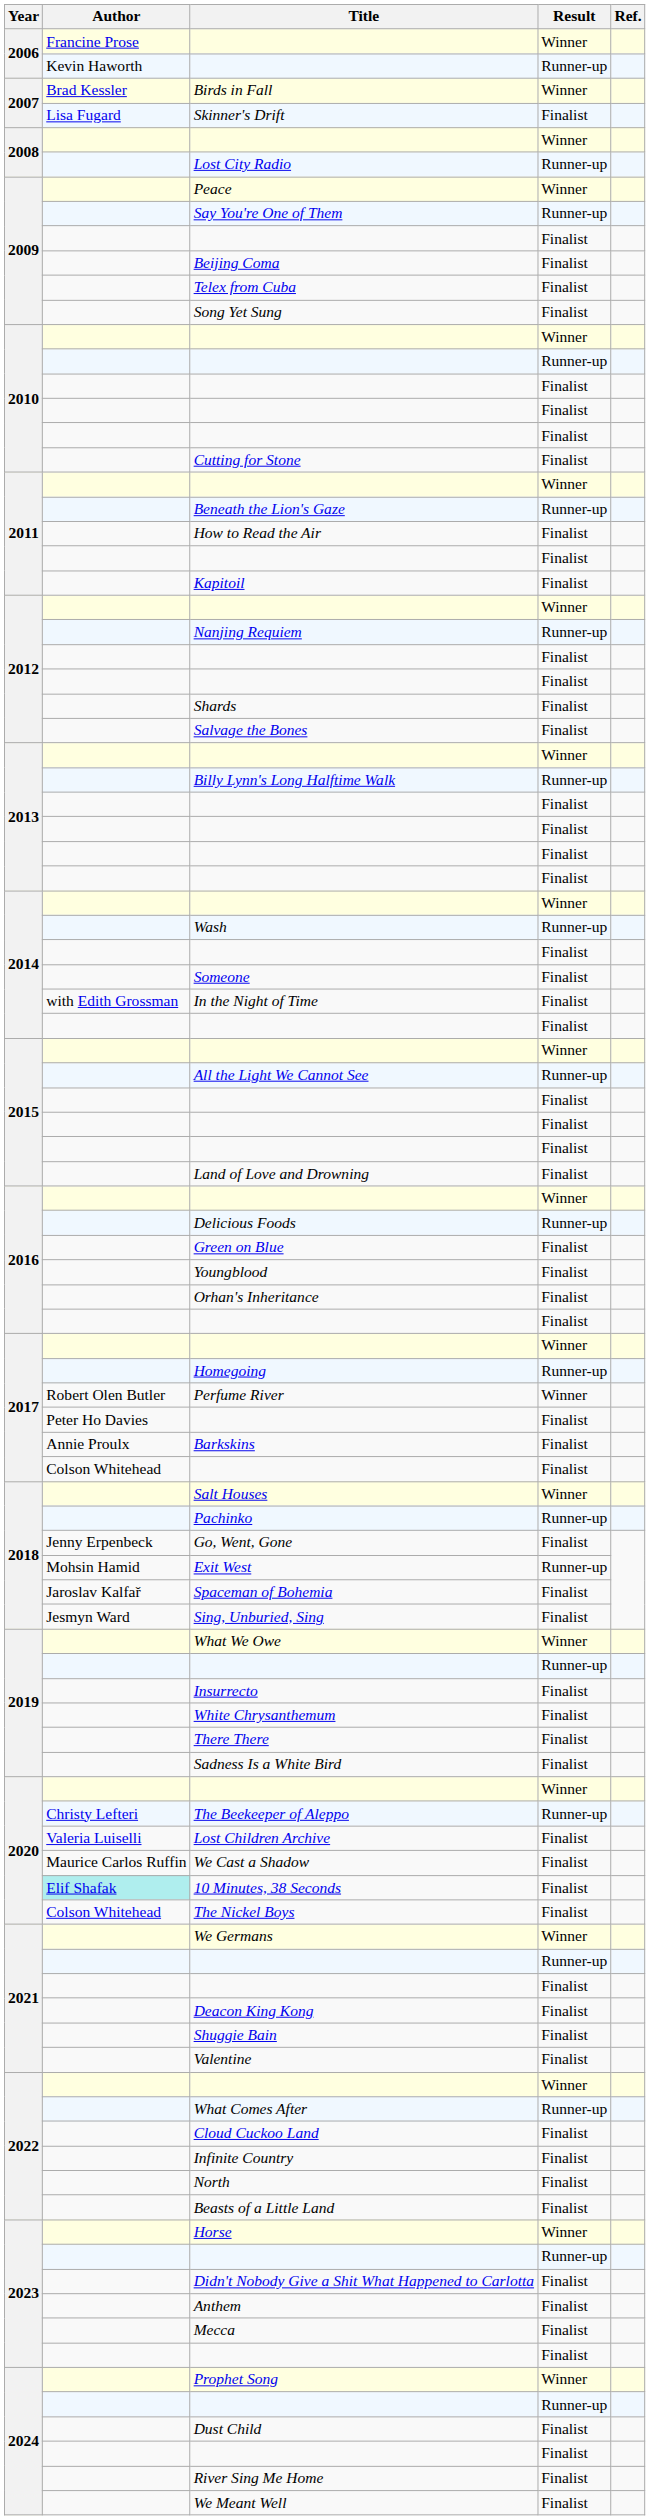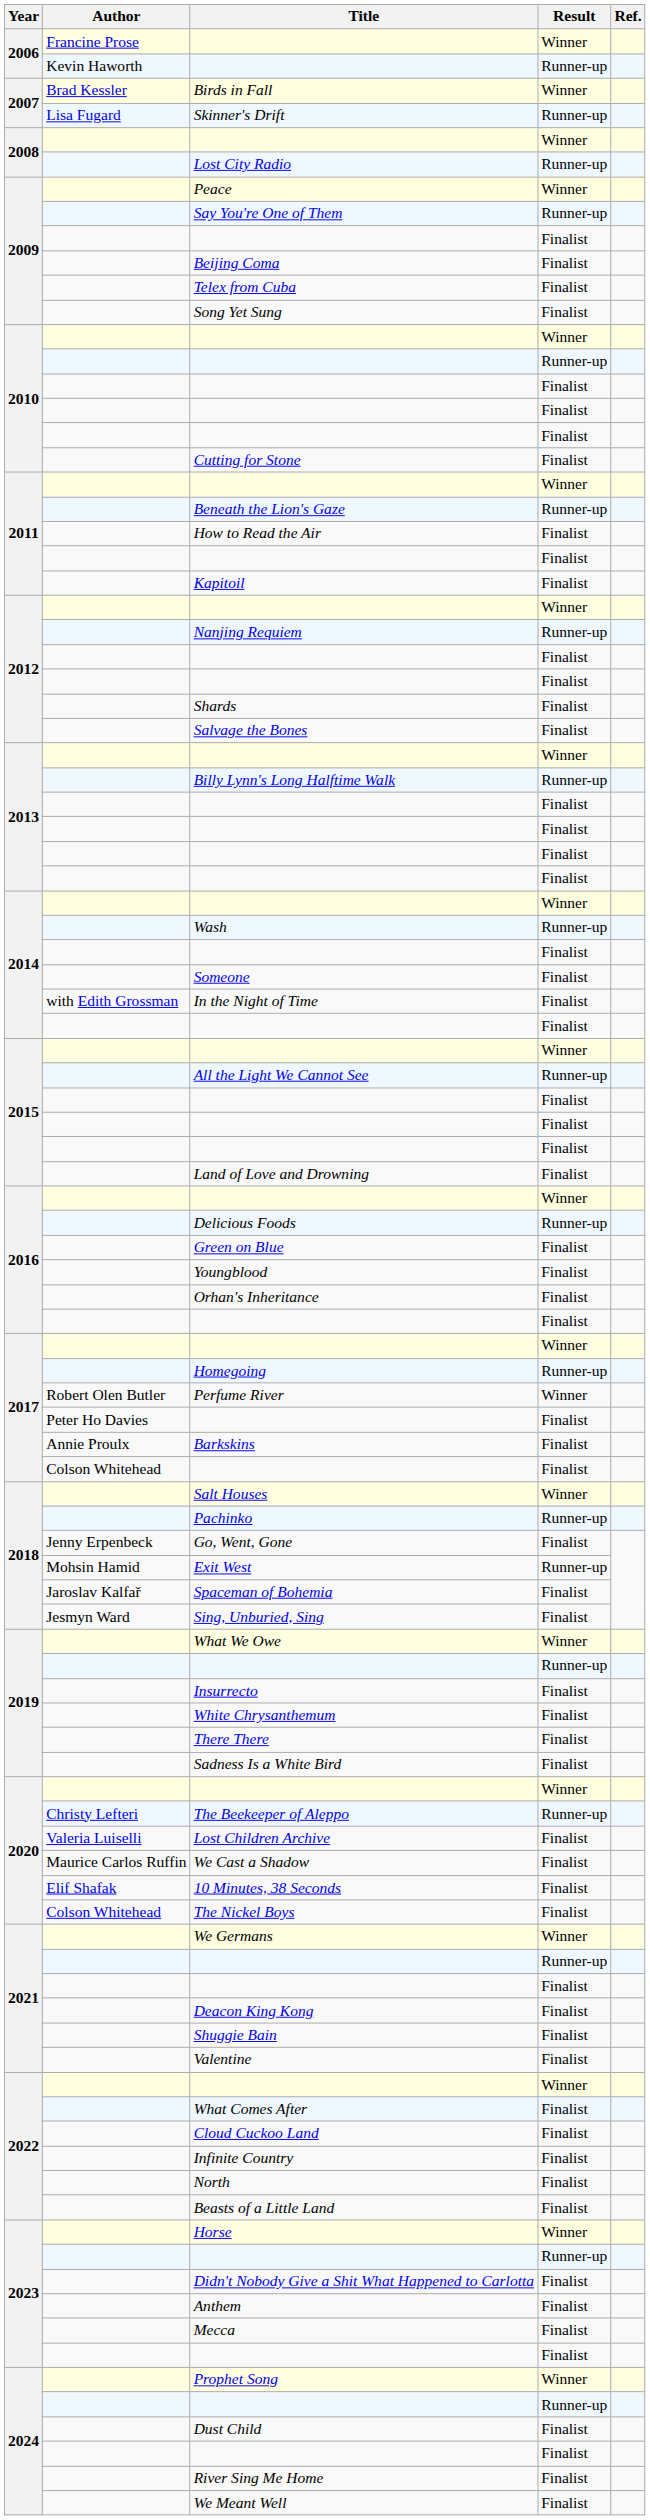(565, 115) Finalist -> (574, 115) Runner-up
(81, 1887) paleturquoise background -> (81, 1887) no background
(574, 2108) Runner-up -> (565, 2108) Finalist
